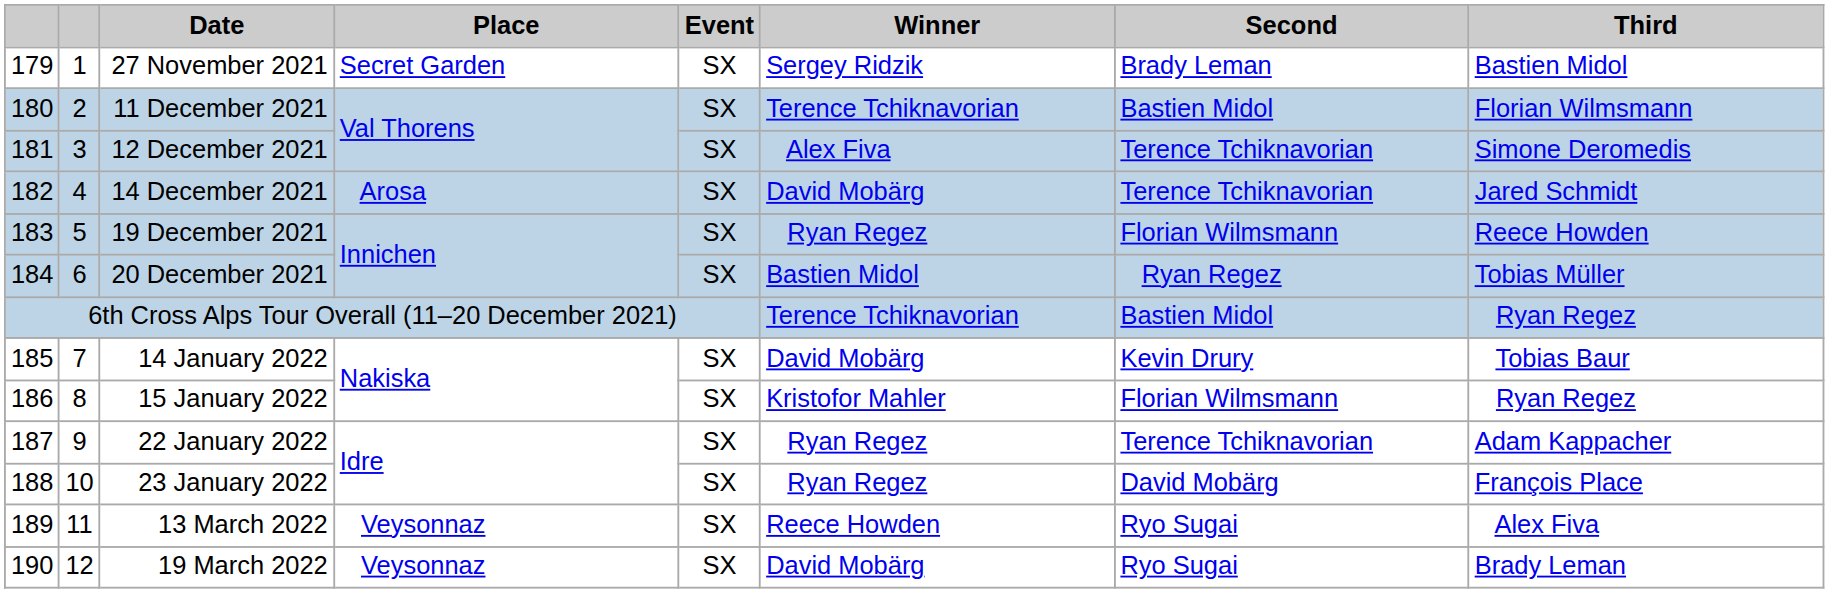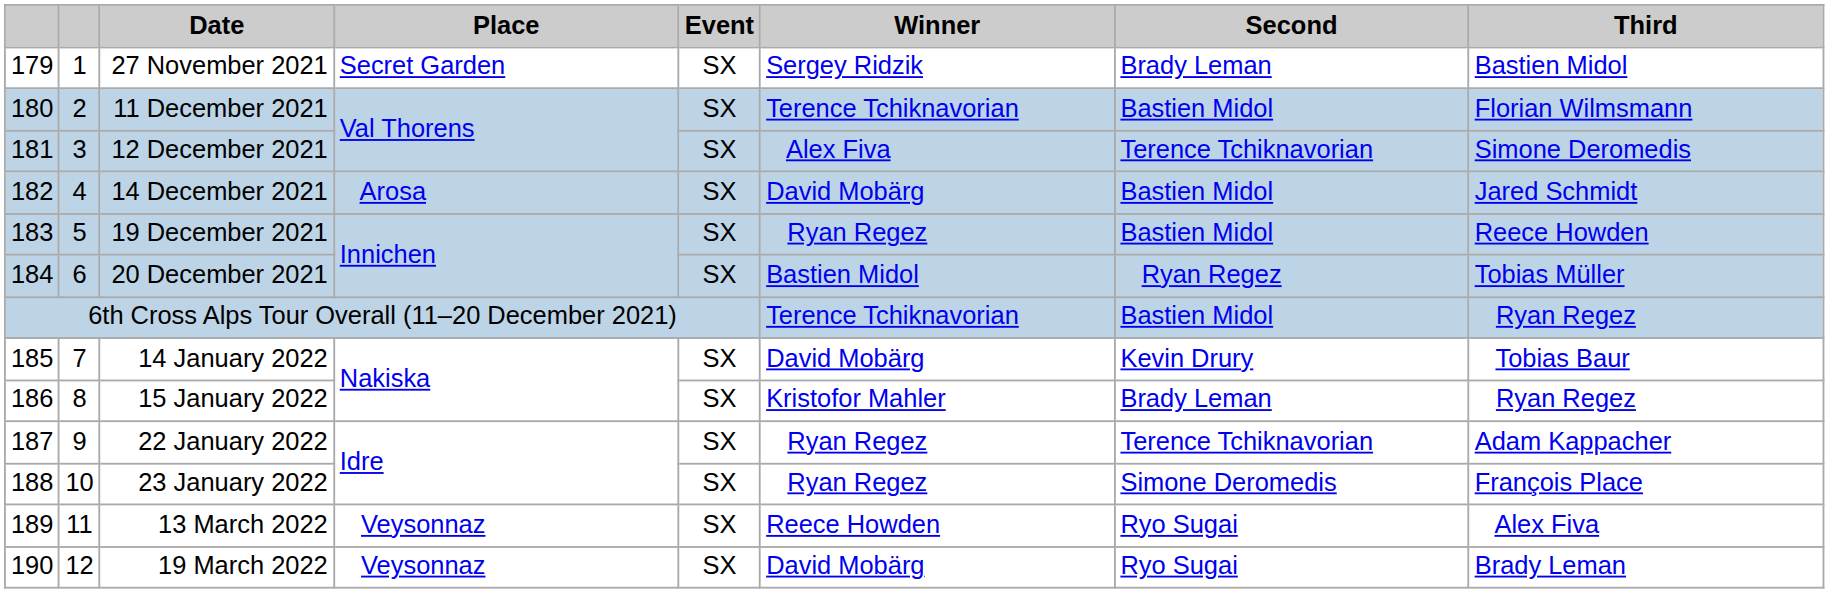(1247, 191) Terence Tchiknavorian -> (1197, 191) Bastien Midol
(1229, 233) Florian Wilmsmann -> (1197, 233) Bastien Midol
(1229, 399) Florian Wilmsmann -> (1196, 399) Brady Leman
(1200, 482) David Mobärg -> (1229, 482) Simone Deromedis
